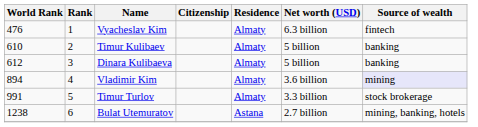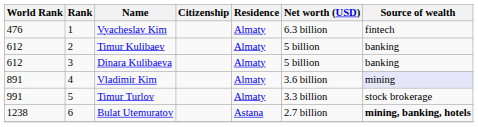(15, 46) 610 -> (15, 46) 612
(15, 79) 894 -> (15, 79) 891
(415, 113) normal -> (418, 113) bold
